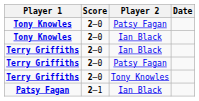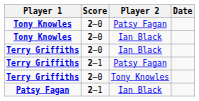(95, 63) 2–0 -> (95, 63) 2–1
